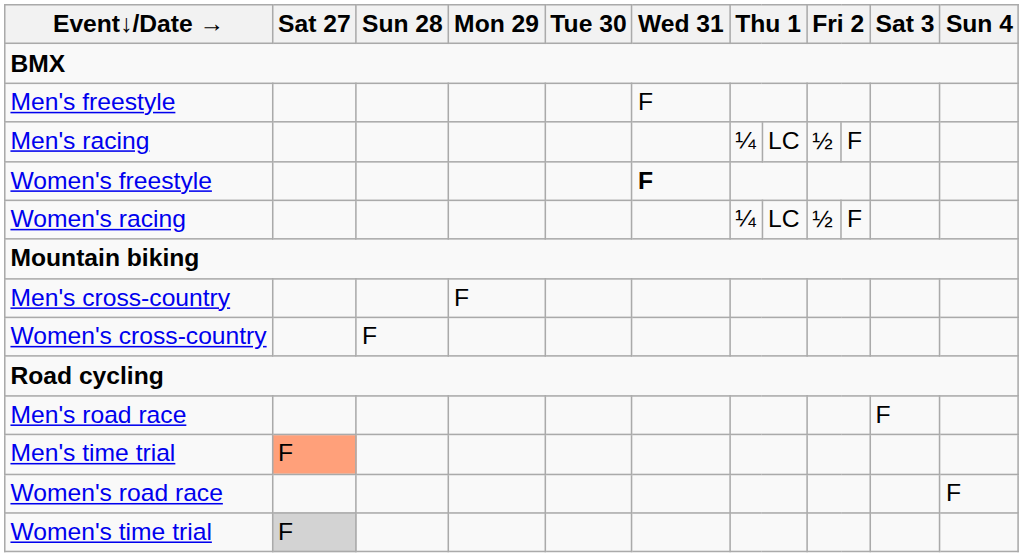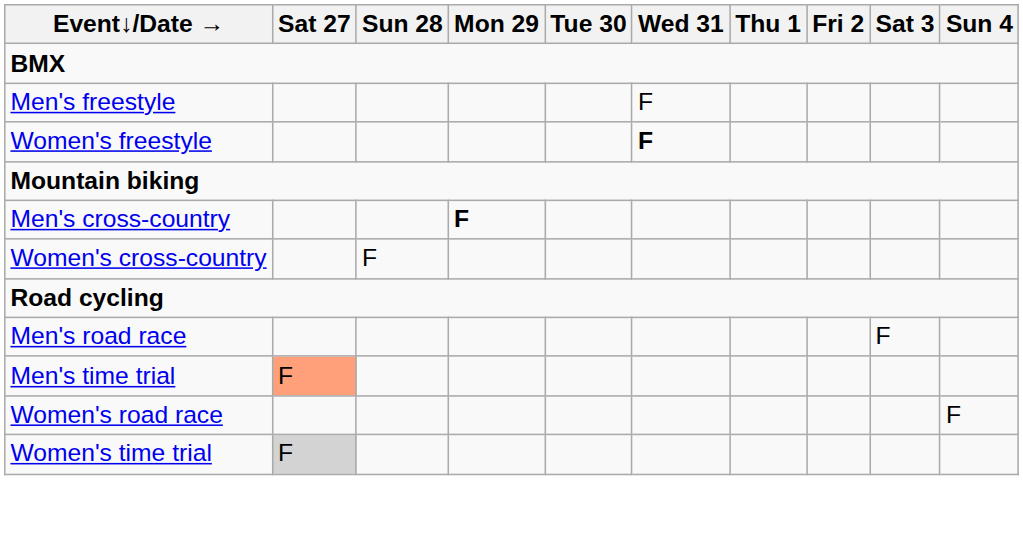- row: (80, 141)
- row: (98, 219)
(462, 297) normal -> (462, 219) bold
